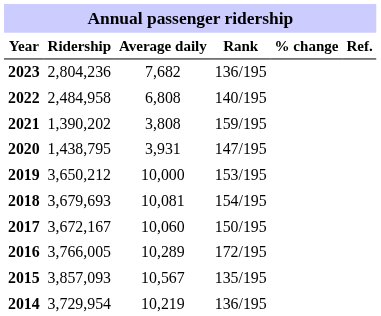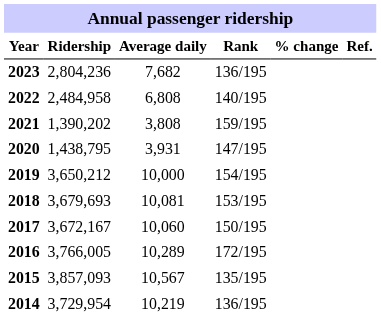(241, 175) 153/195 -> (241, 175) 154/195
(241, 201) 154/195 -> (241, 201) 153/195
